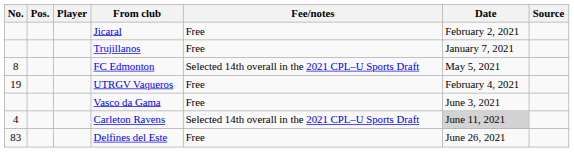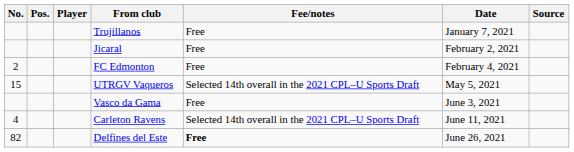rows swapped: (117, 49) <-> (108, 31)
(16, 66) 8 -> (16, 66) 2
(302, 66) Selected 14th overall in the 2021 CPL–U Sports Draft -> (195, 66) Free
(473, 66) May 5, 2021 -> (482, 66) February 4, 2021
(16, 84) 19 -> (16, 84) 15
(195, 84) Free -> (302, 84) Selected 14th overall in the 2021 CPL–U Sports Draft
(482, 84) February 4, 2021 -> (473, 84) May 5, 2021
(475, 120) lightgrey background -> (475, 120) no background
(16, 138) 83 -> (16, 138) 82
(195, 138) normal -> (196, 138) bold
